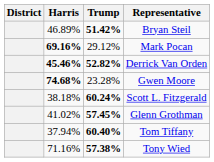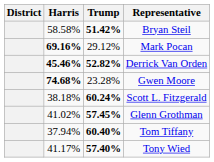(64, 30) 46.89% -> (64, 30) 58.58%
(64, 149) 71.16% -> (64, 149) 41.17%
(103, 149) 57.38% -> (103, 149) 57.40%
